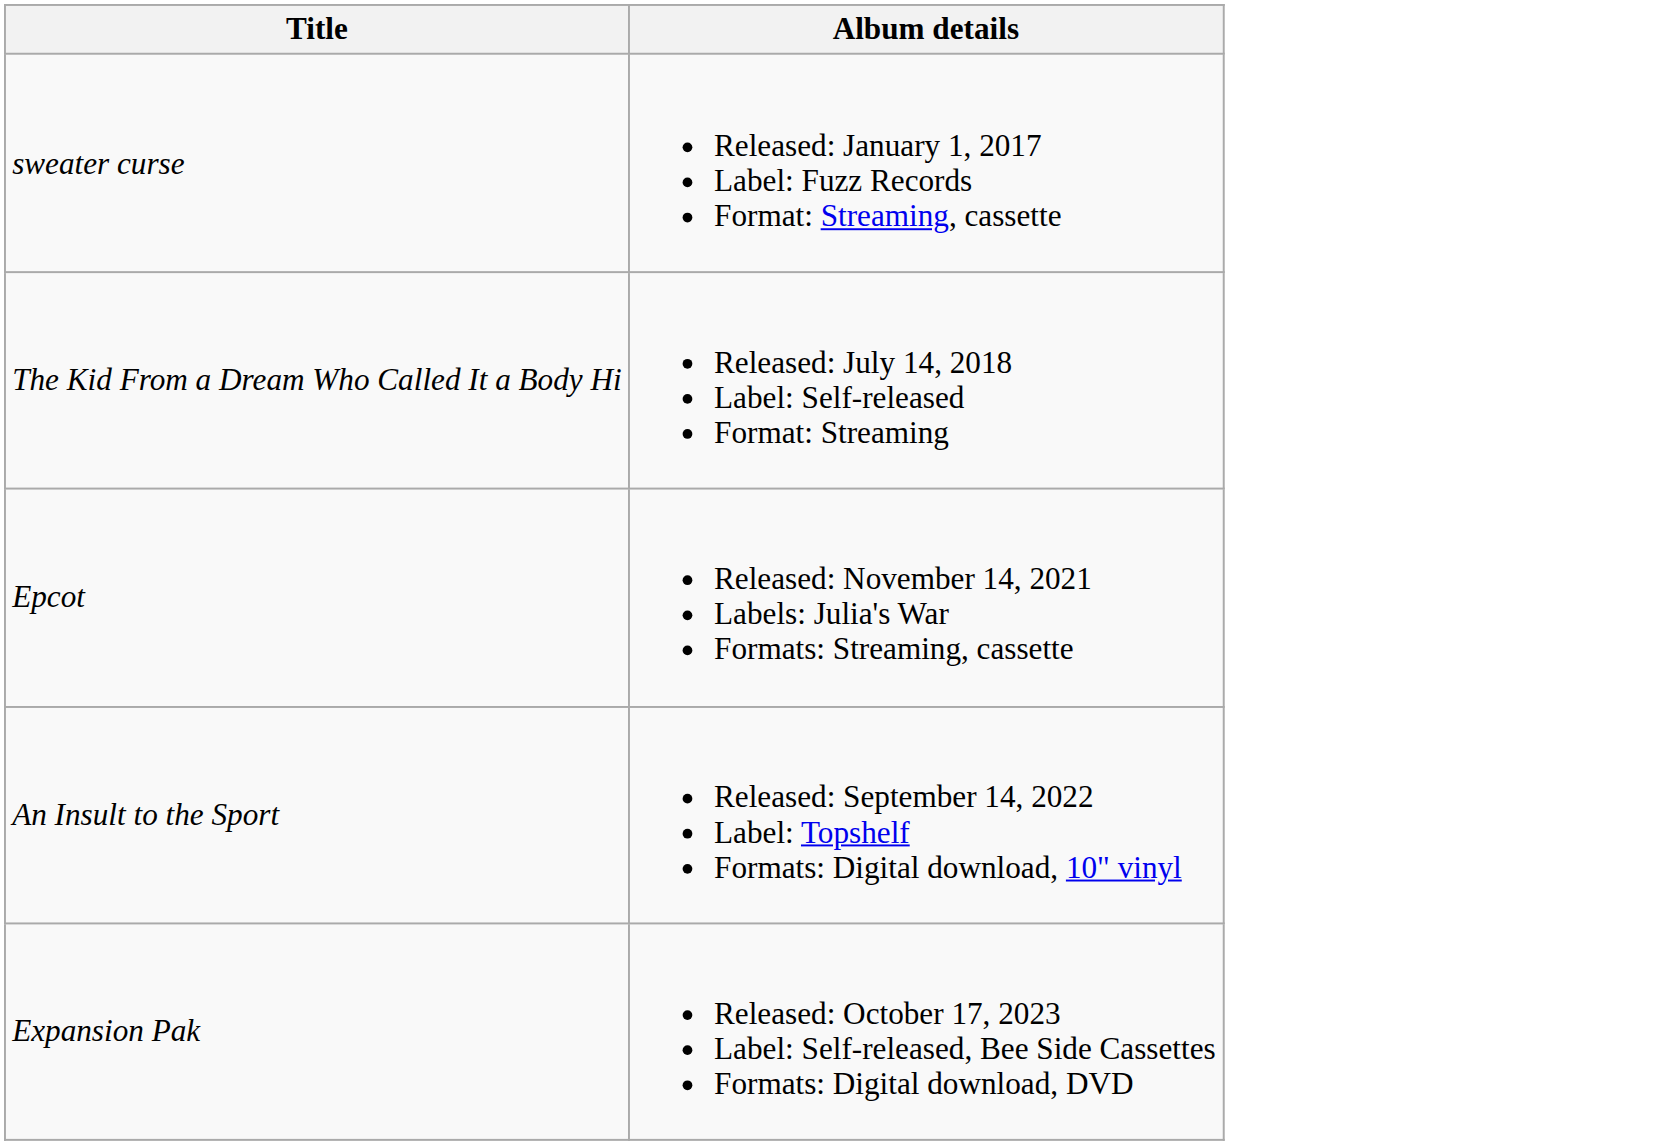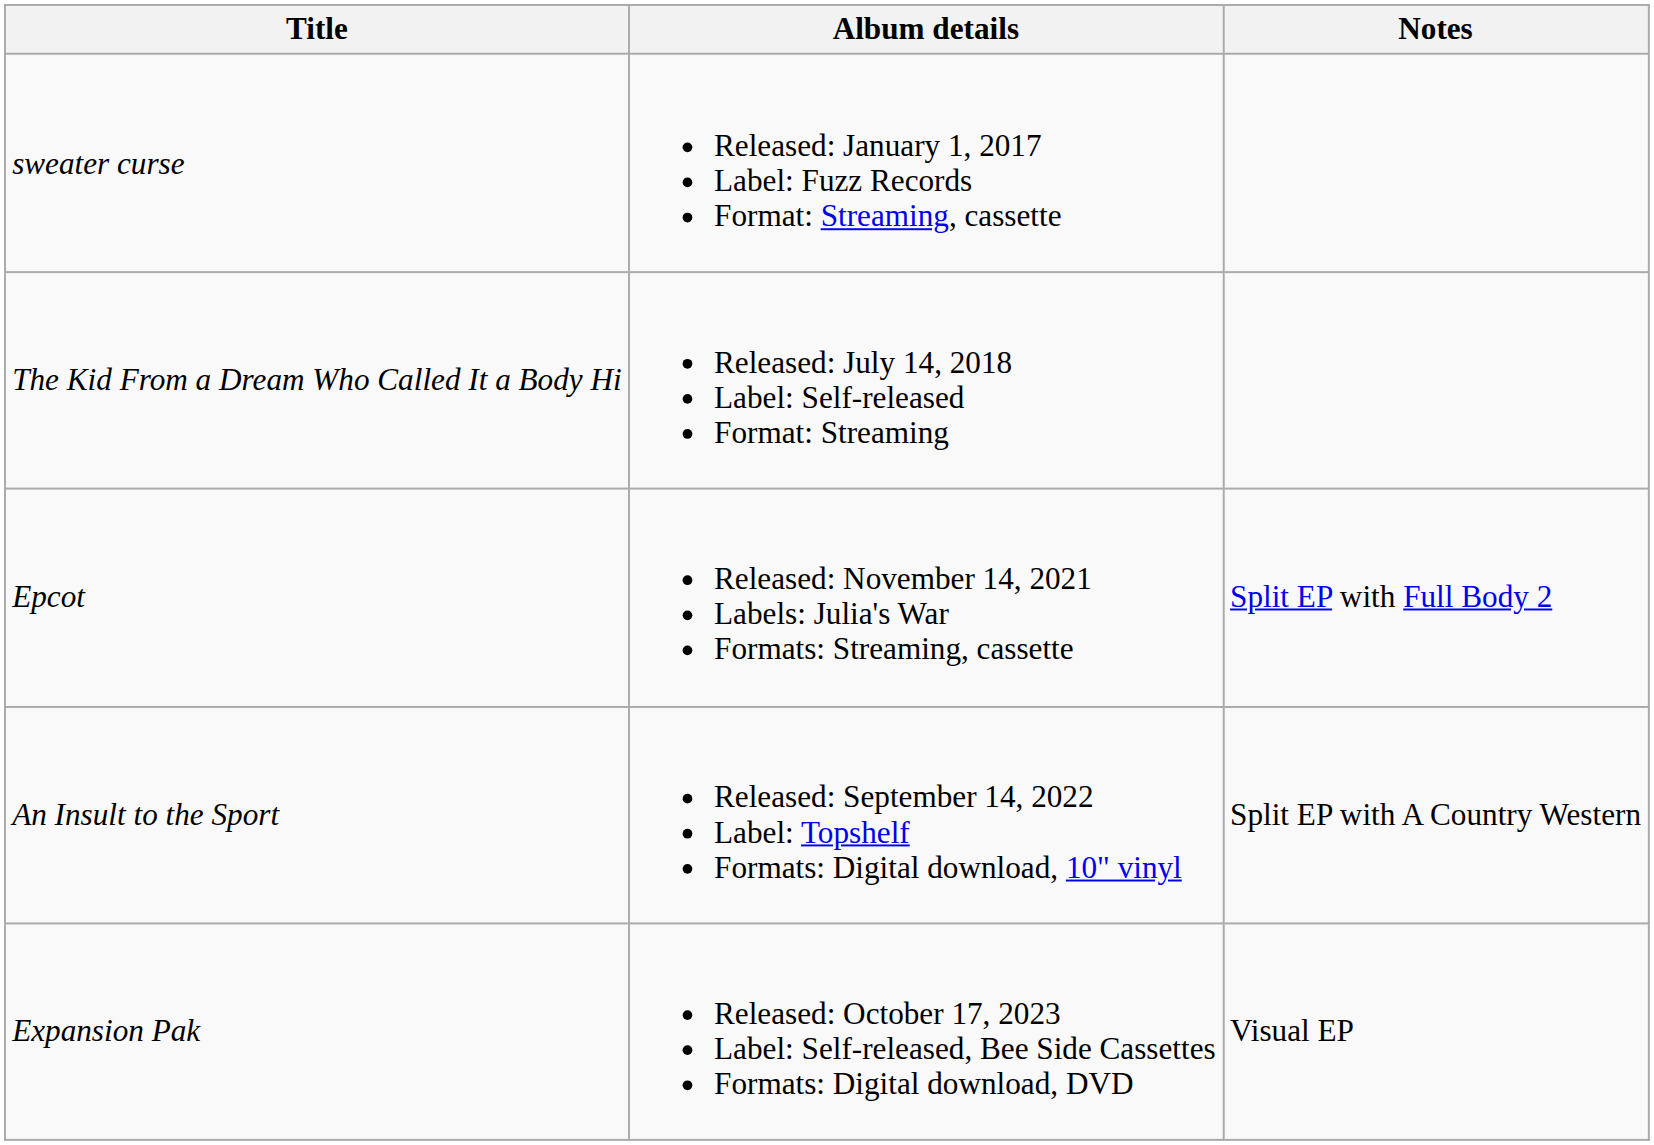+ column: (1436, 29)
